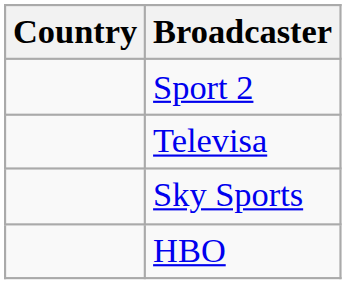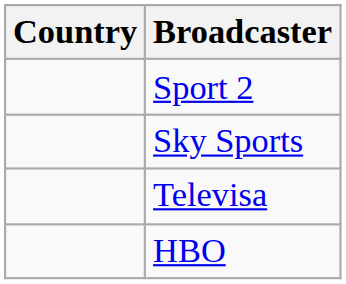rows swapped: (210, 140) <-> (228, 195)
